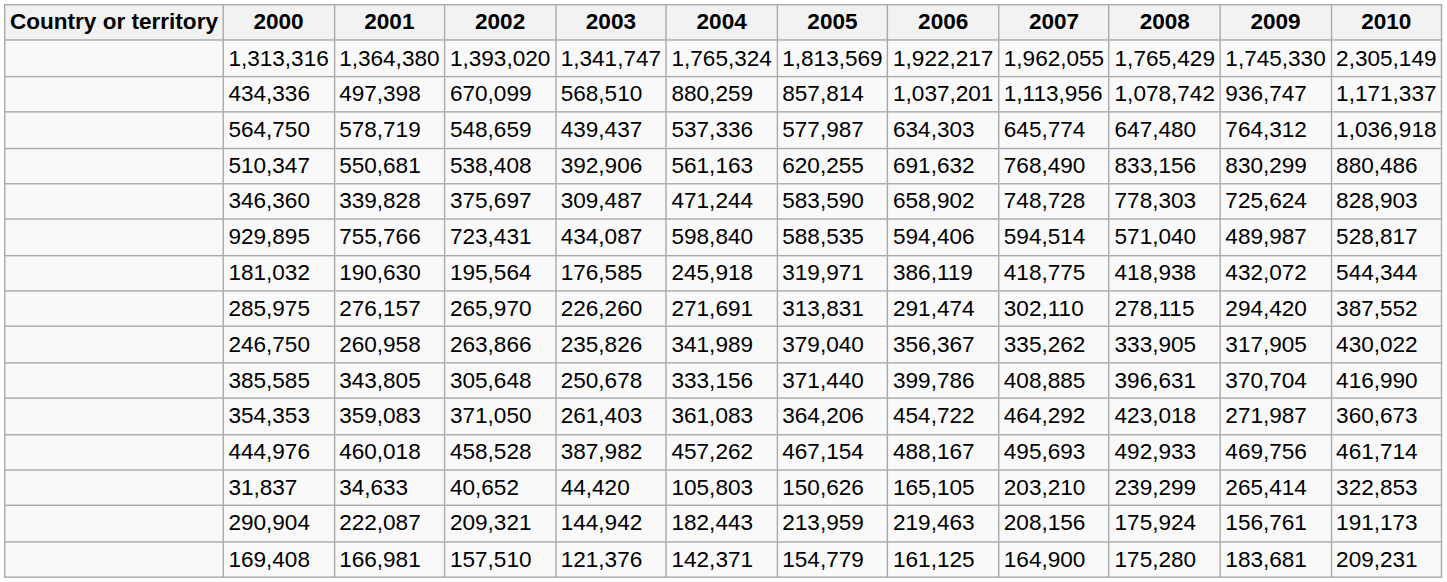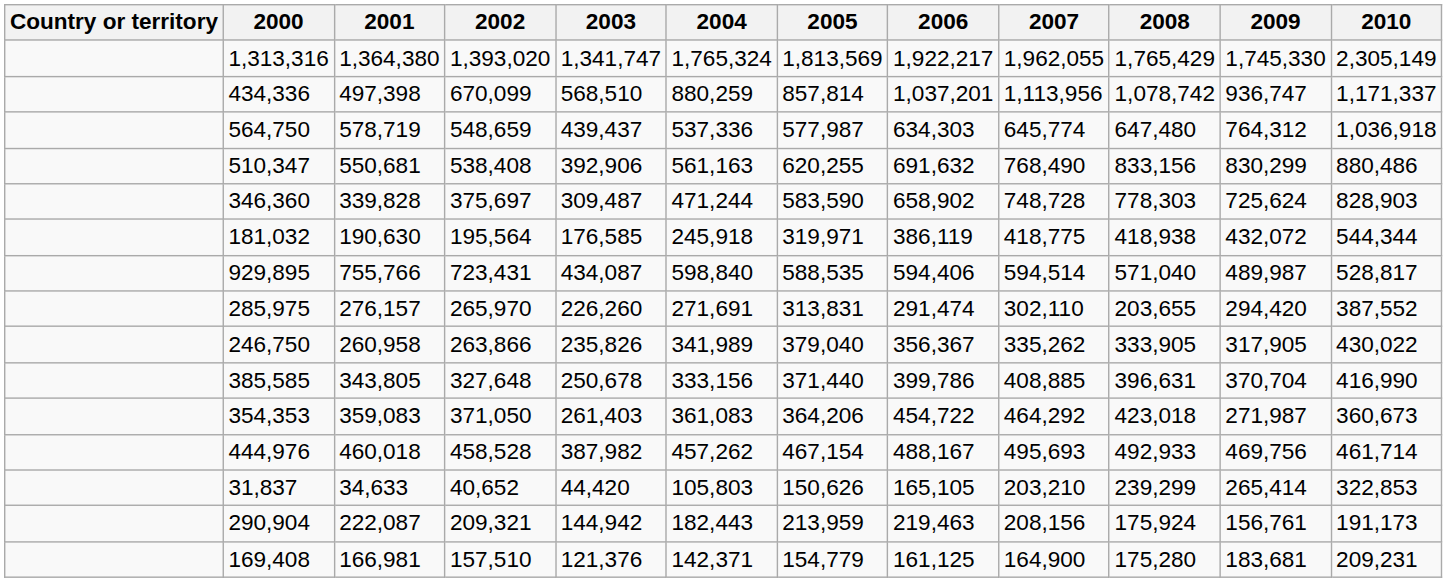rows swapped: (269, 237) <-> (269, 272)
(1155, 308) 278,115 -> (1155, 308) 203,655
(491, 380) 305,648 -> (491, 380) 327,648
